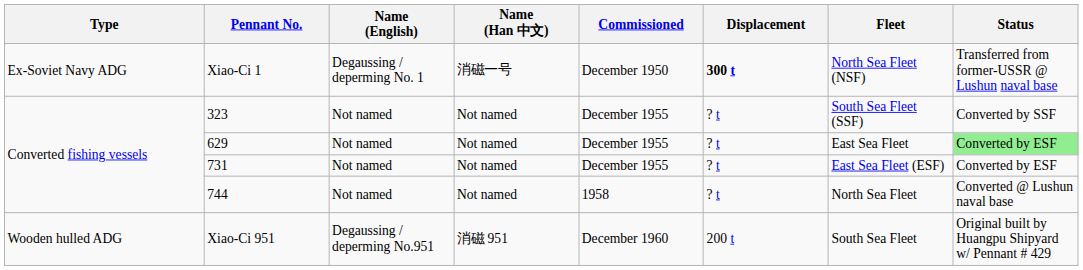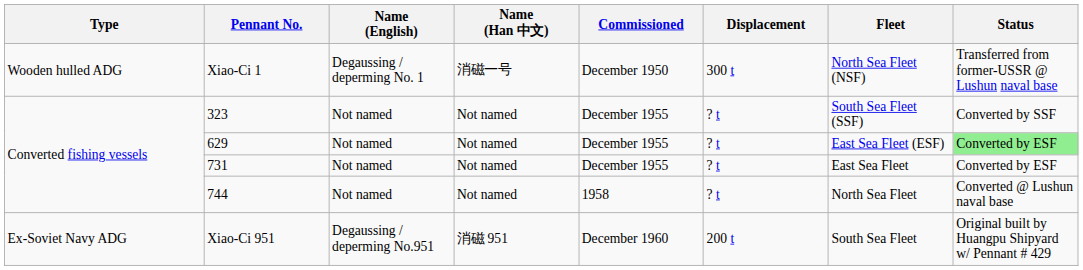(67, 70) Ex-Soviet Navy ADG -> (65, 70) Wooden hulled ADG
(721, 70) bold -> (720, 70) normal
(870, 143) East Sea Fleet -> (888, 143) East Sea Fleet (ESF)
(888, 165) East Sea Fleet (ESF) -> (870, 165) East Sea Fleet
(65, 239) Wooden hulled ADG -> (67, 239) Ex-Soviet Navy ADG
